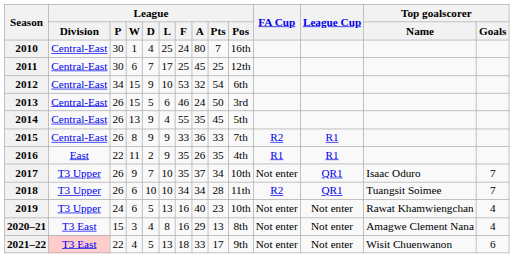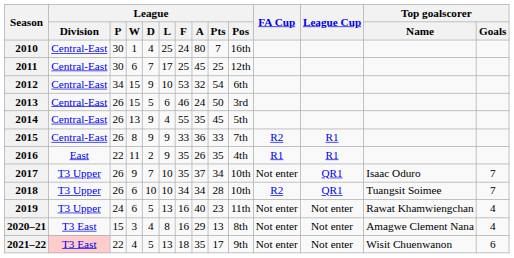(241, 191) 11th -> (241, 191) 10th
(241, 208) 10th -> (241, 208) 11th
(200, 244) 33 -> (200, 244) 35
